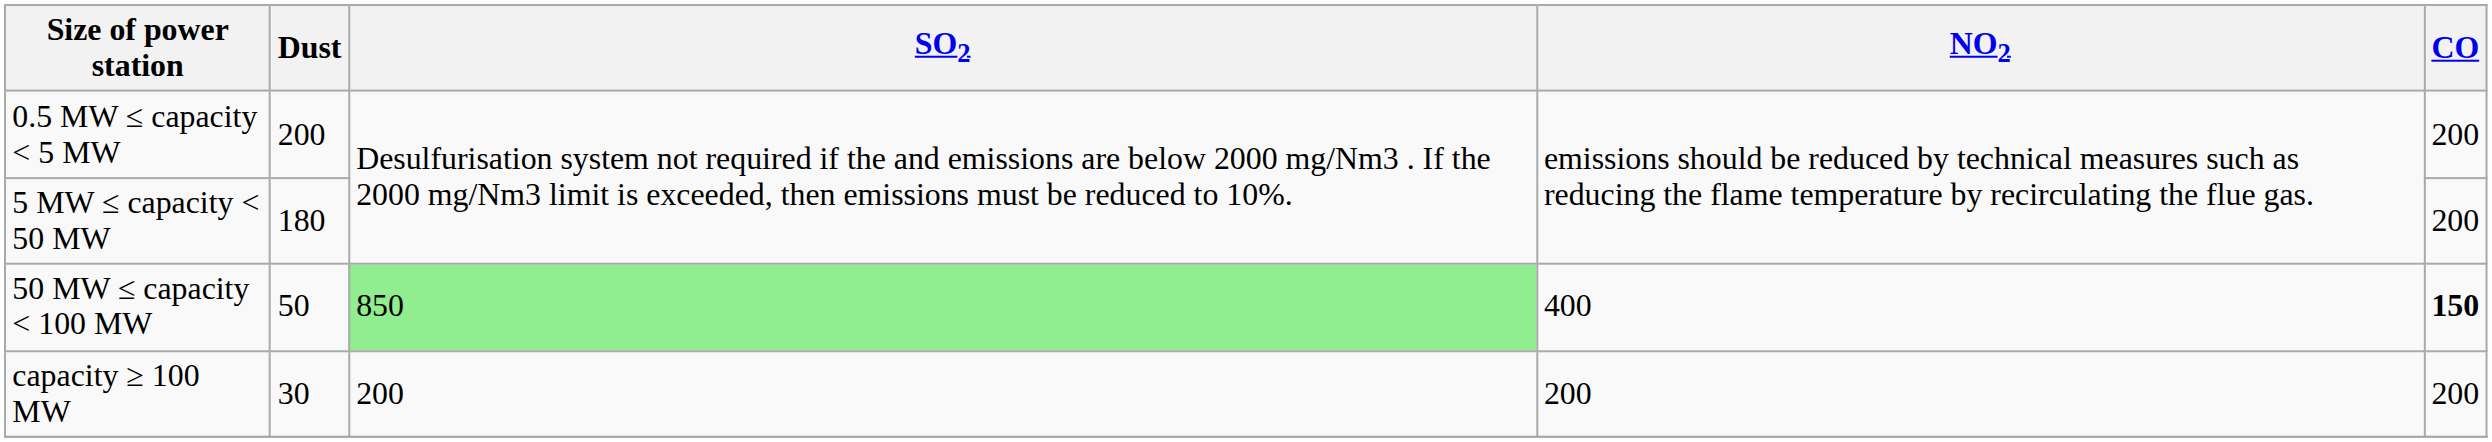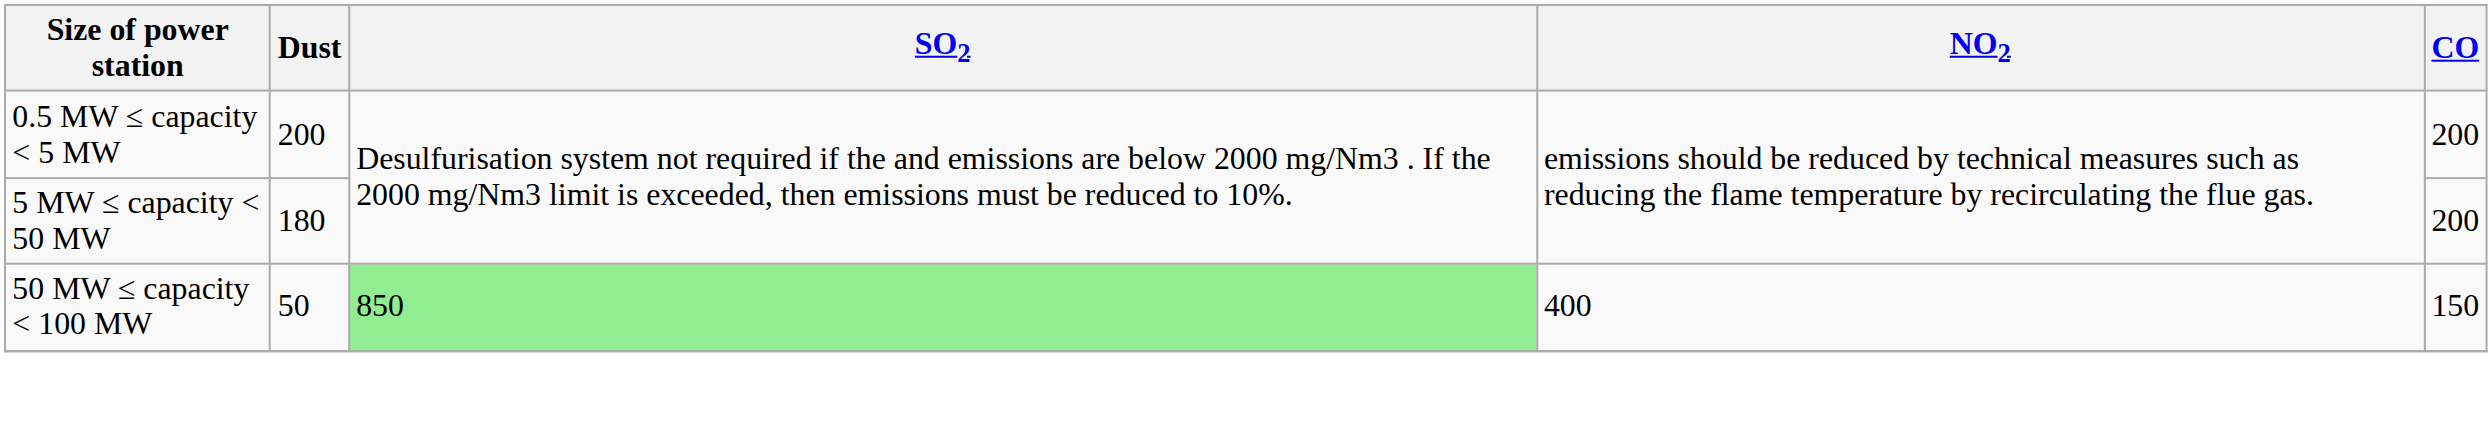(2455, 306) bold -> (2455, 306) normal
- row: (106, 392)
